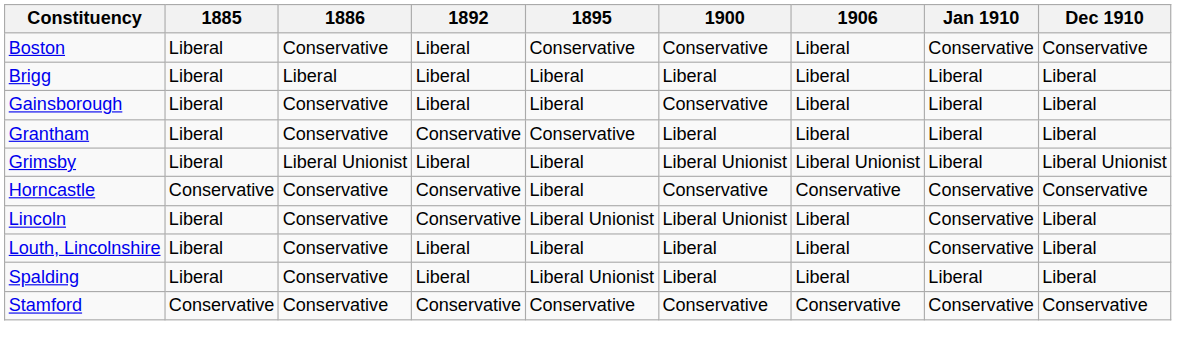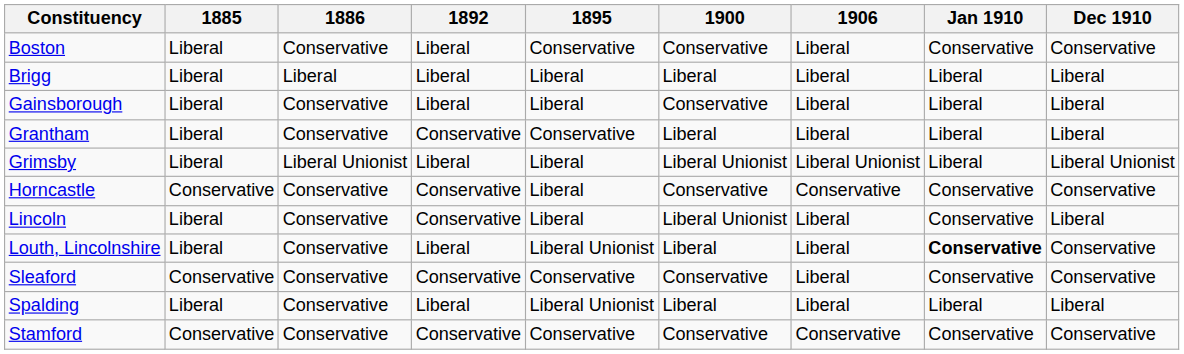(592, 219) Liberal Unionist -> (557, 219) Liberal
(557, 248) Liberal -> (592, 248) Liberal Unionist
(981, 248) normal -> (985, 248) bold
(1069, 248) Liberal -> (1103, 248) Conservative
+ row: (42, 276)
